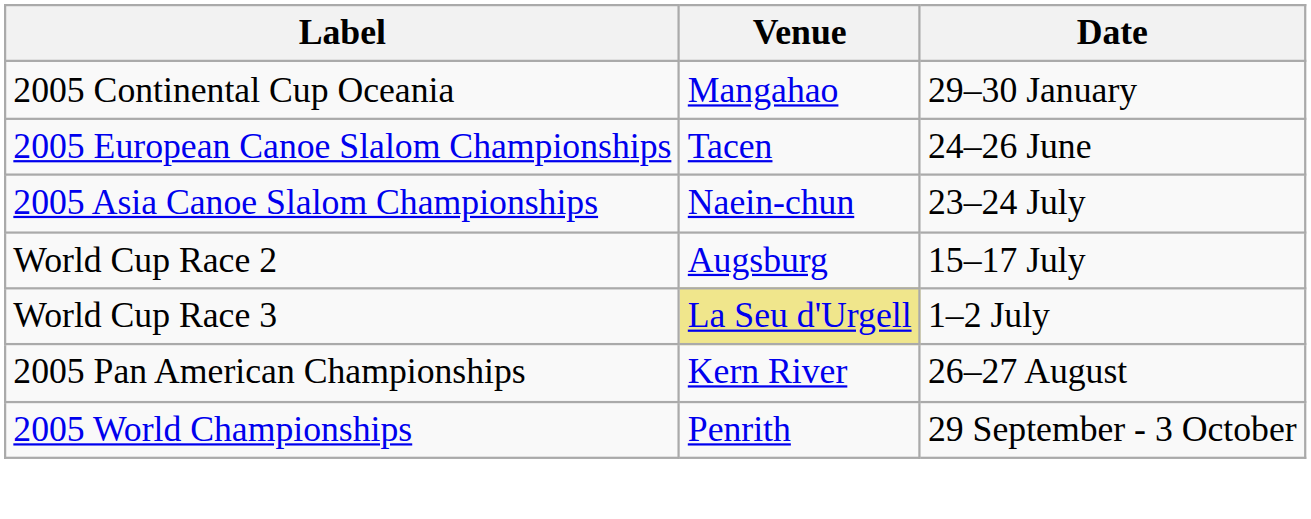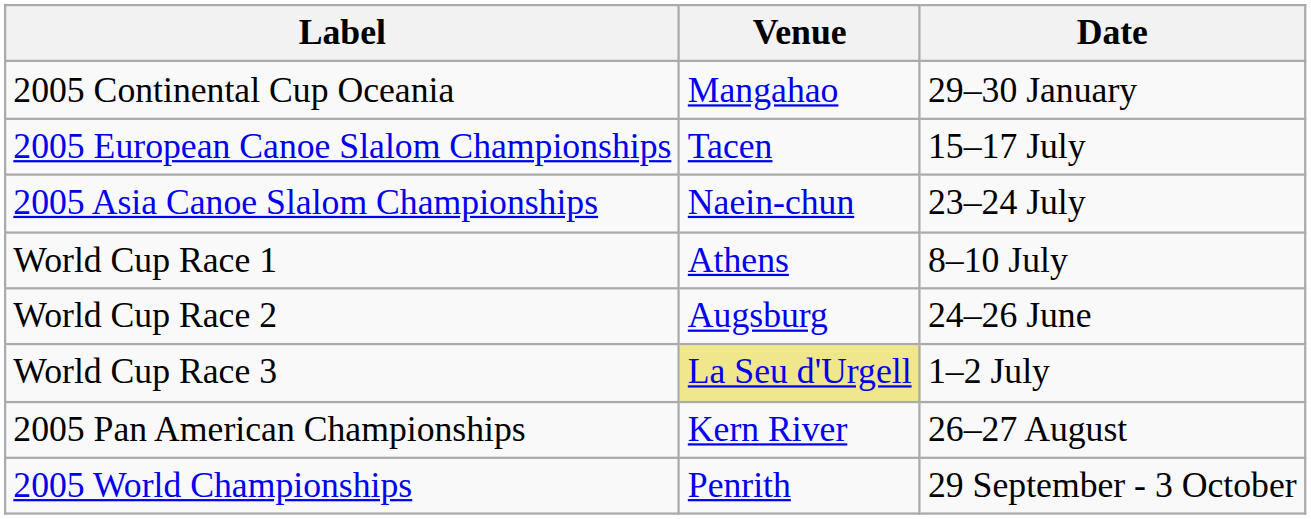(1010, 145) 24–26 June -> (1007, 145) 15–17 July
+ row: (145, 259)
(1007, 259) 15–17 July -> (1010, 315) 24–26 June
